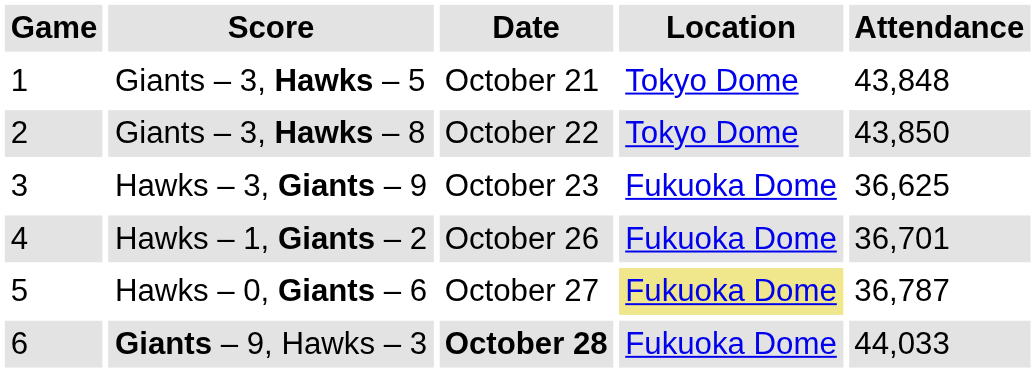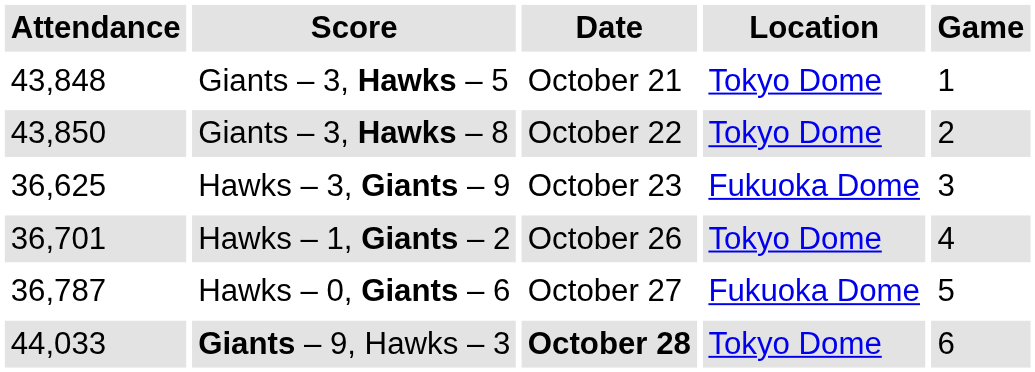columns swapped: (54, 27) <-> (939, 27)
(731, 238) Fukuoka Dome -> (795, 238) Tokyo Dome
(731, 291) khaki background -> (814, 291) no background
(731, 343) Fukuoka Dome -> (795, 343) Tokyo Dome
